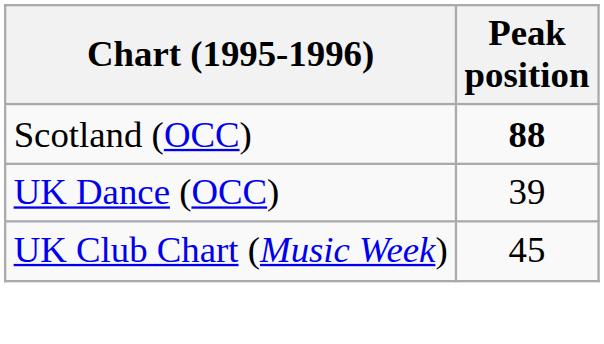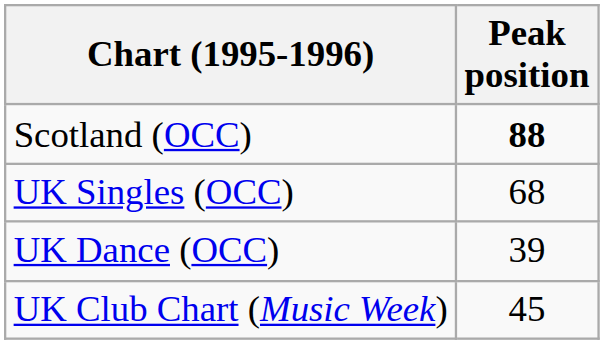+ row: (154, 191)
